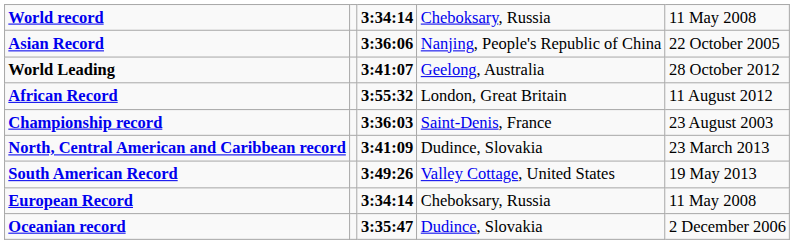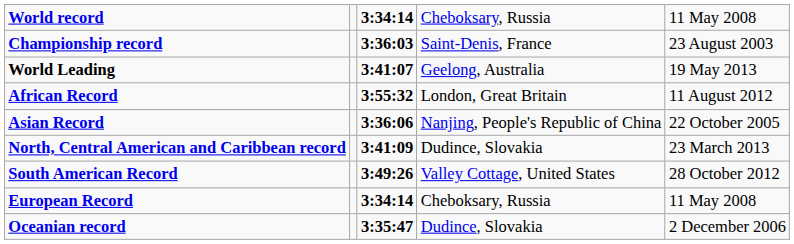rows swapped: (85, 122) <-> (56, 43)
(724, 69) 28 October 2012 -> (713, 69) 19 May 2013
(713, 174) 19 May 2013 -> (724, 174) 28 October 2012
